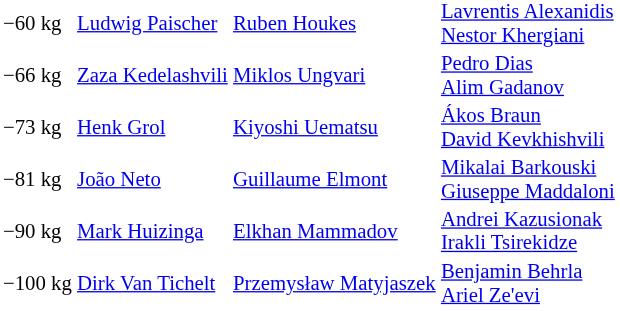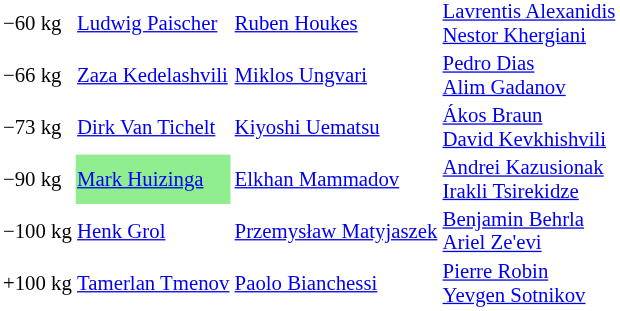(121, 127) Henk Grol -> (146, 127) Dirk Van Tichelt
- row: (32, 179)
(140, 231) no background -> (140, 179) lightgreen background
(146, 283) Dirk Van Tichelt -> (121, 231) Henk Grol
+ row: (37, 283)
